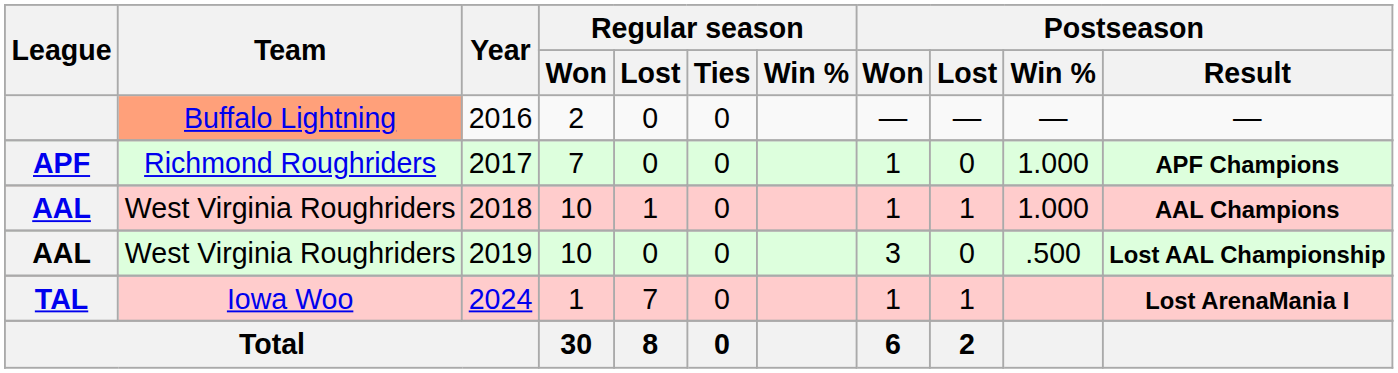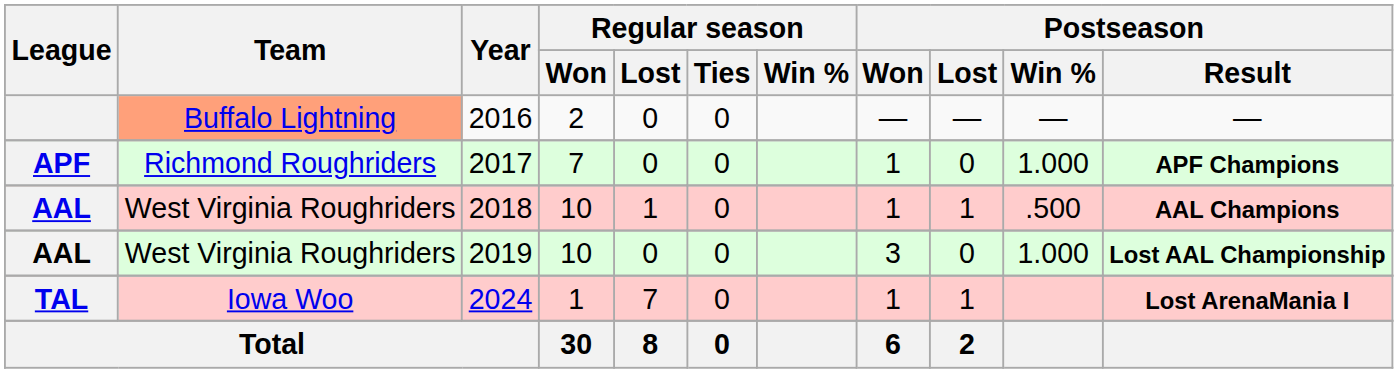(1053, 209) 1.000 -> (1053, 209) .500
(1053, 254) .500 -> (1053, 254) 1.000
